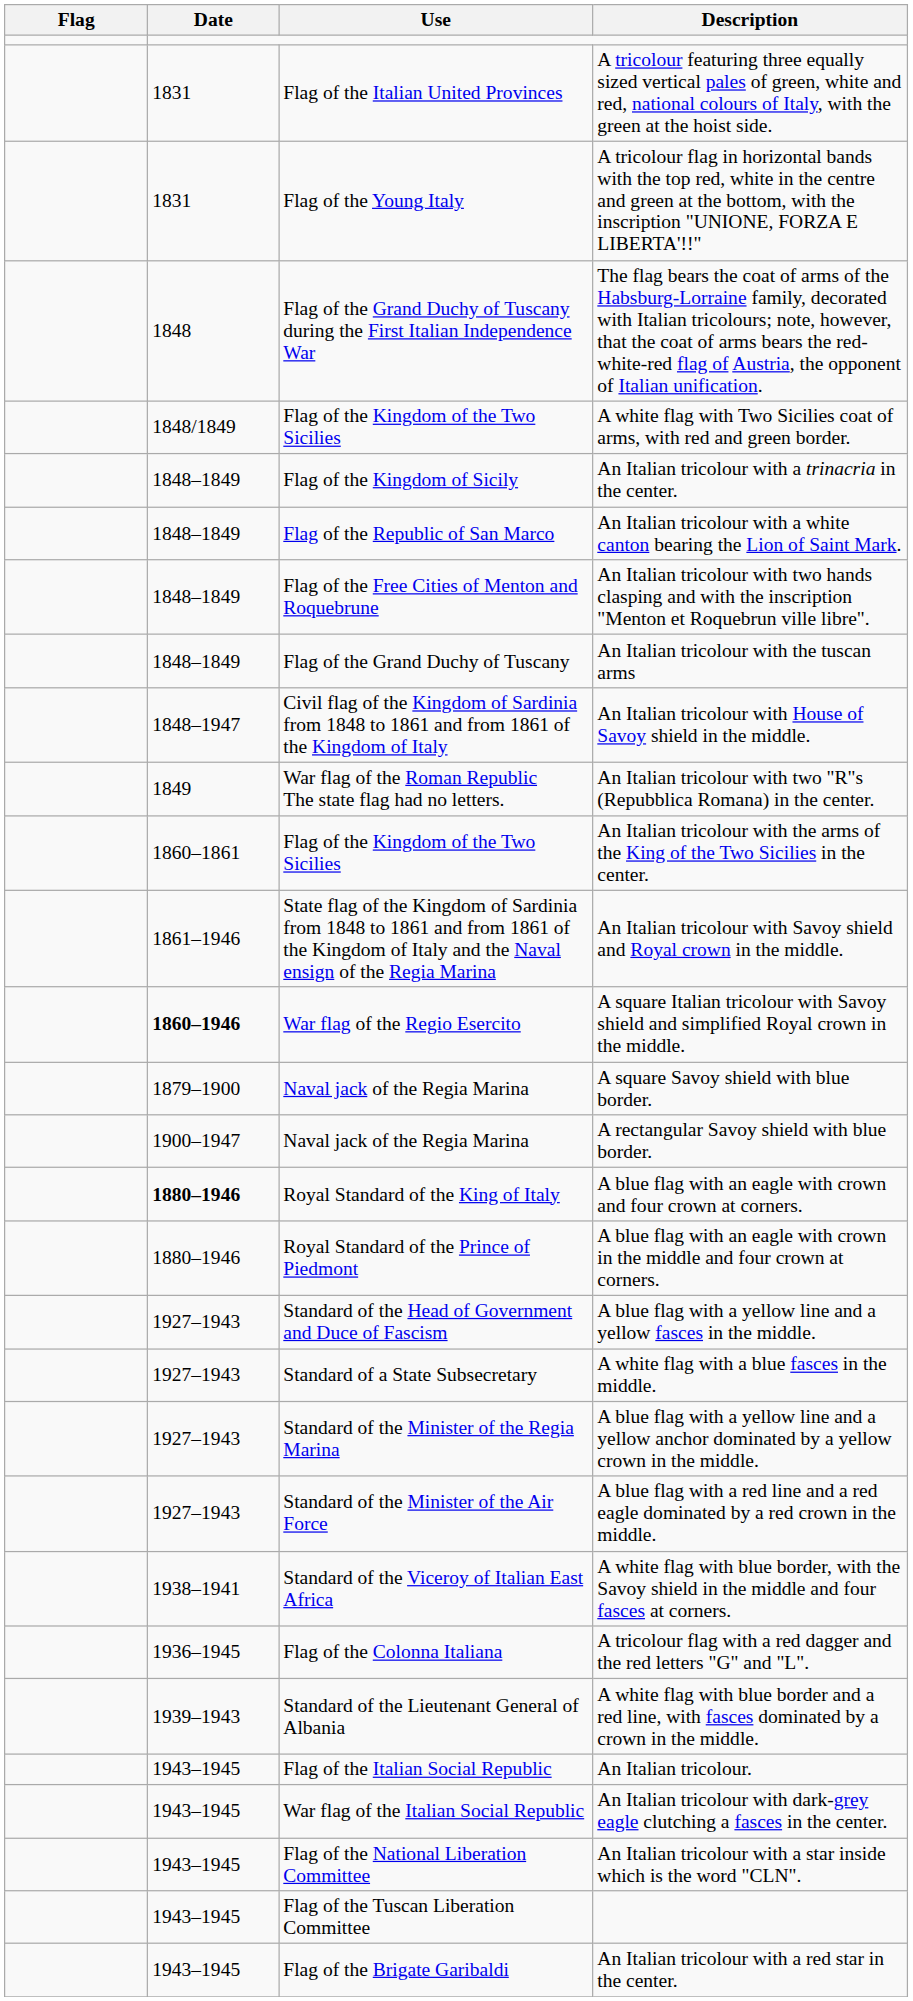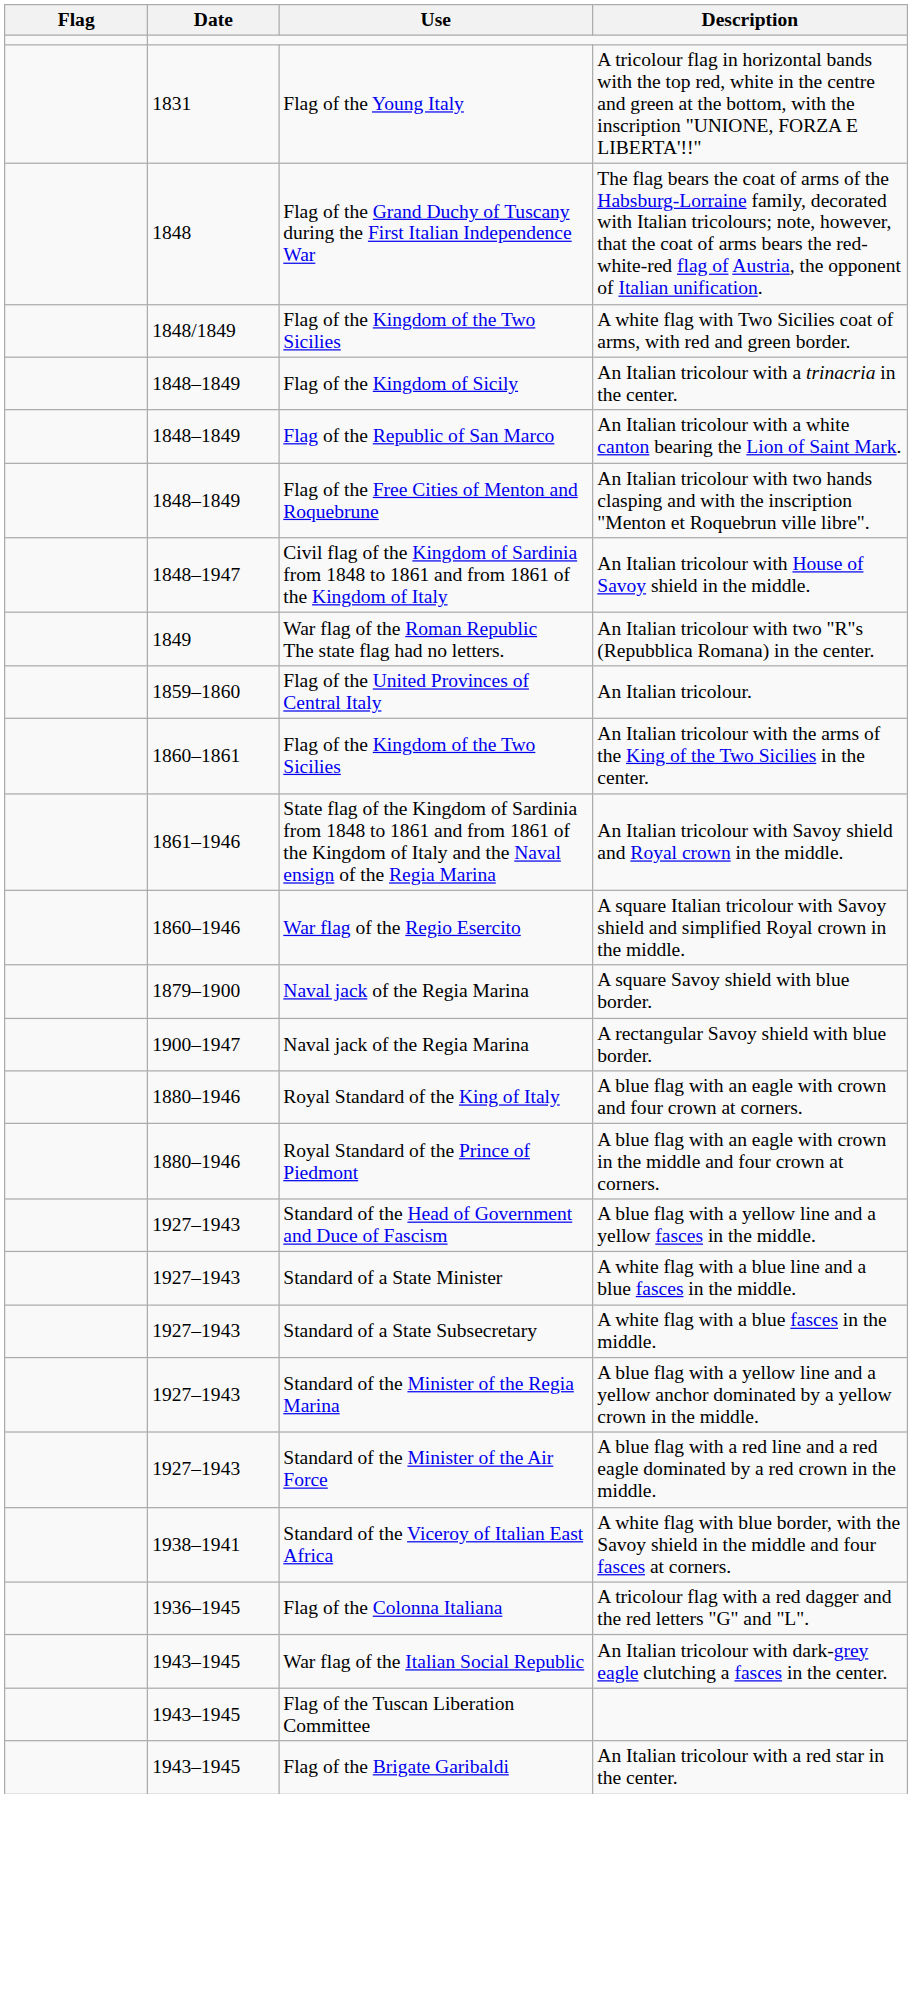- row: (423, 92)
- row: (426, 660)
+ row: (406, 691)
(196, 1024) bold -> (196, 927) normal
(196, 1194) bold -> (196, 1097) normal
+ row: (393, 1277)
- row: (431, 1716)
- row: (417, 1769)
- row: (405, 1864)
